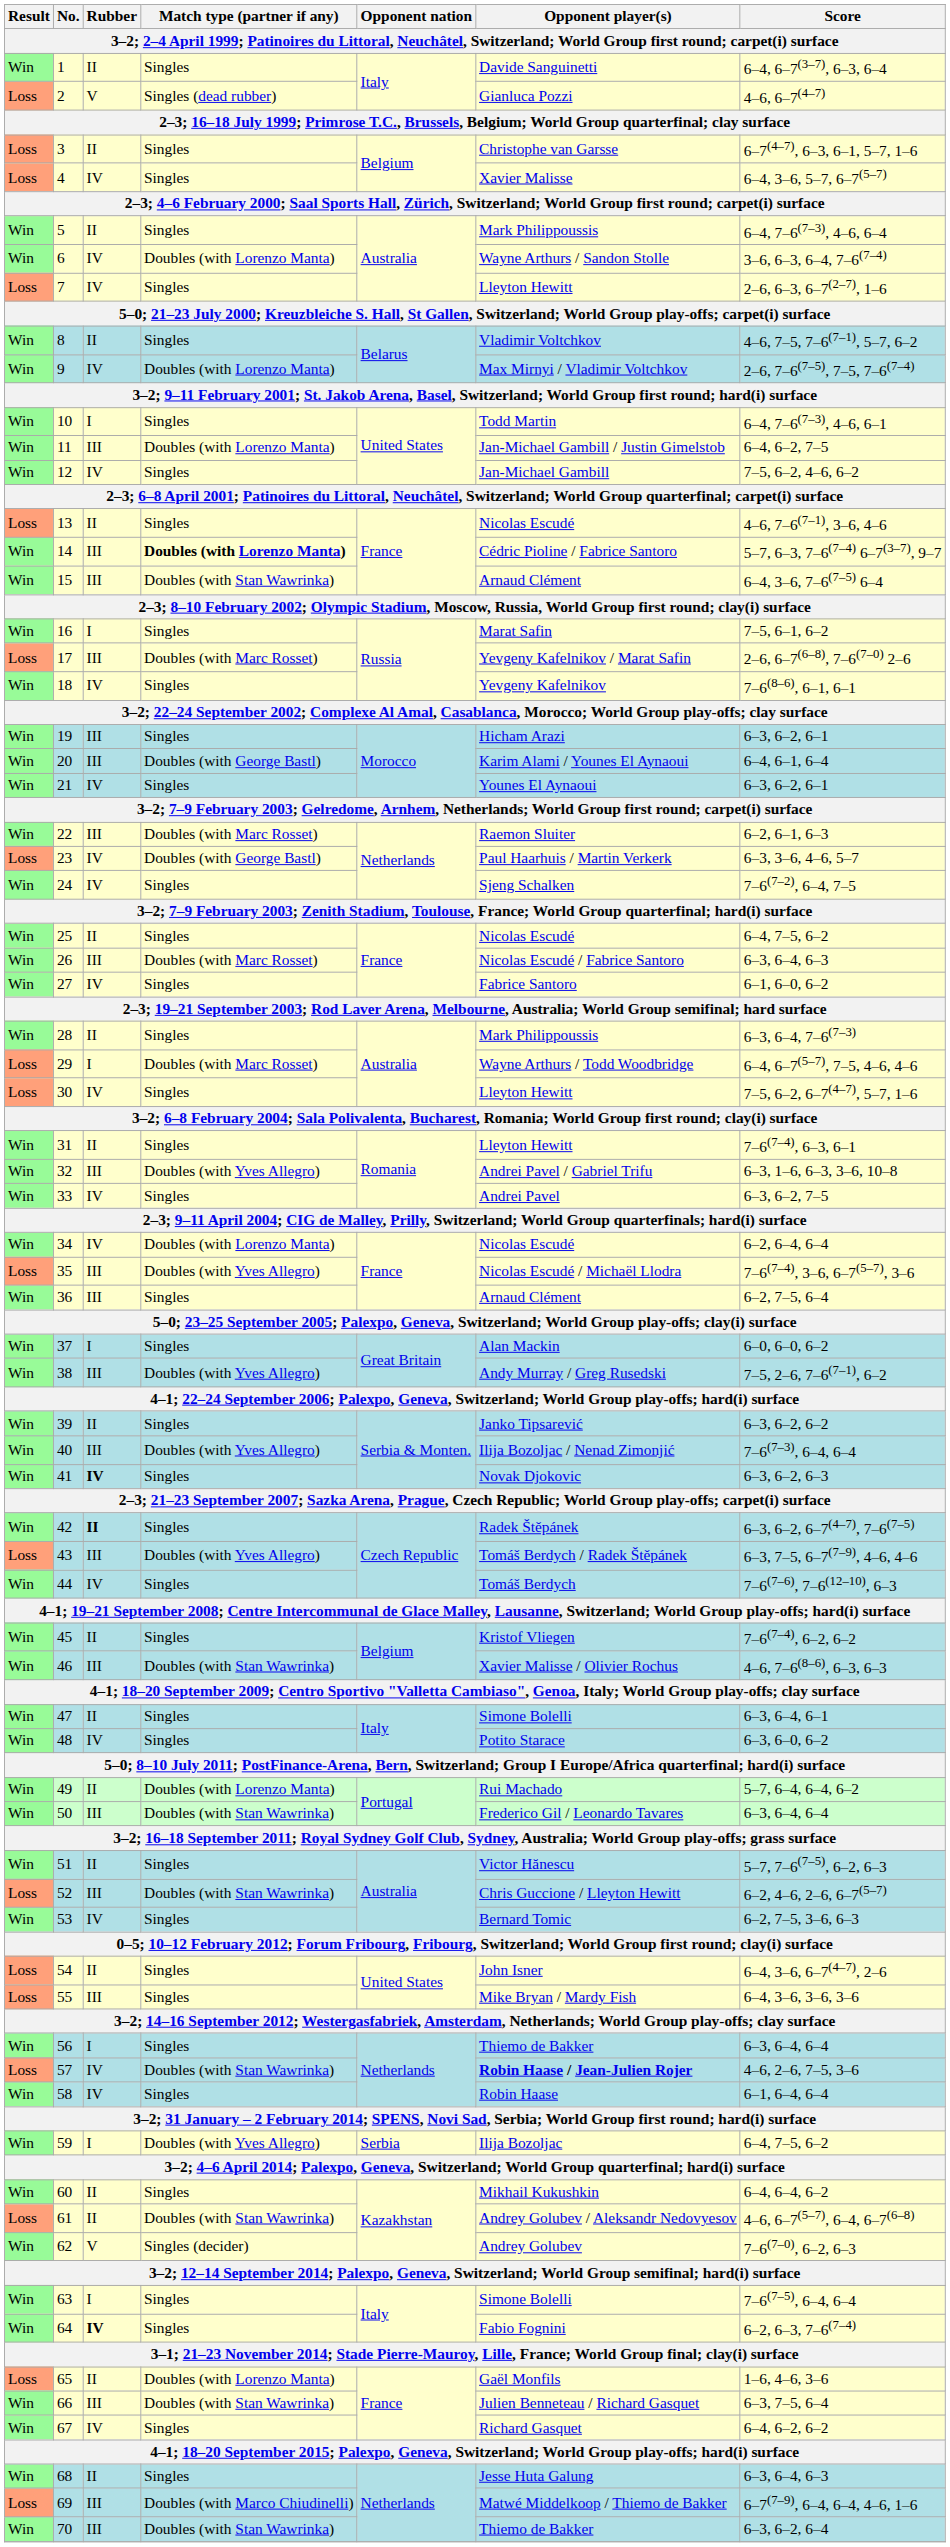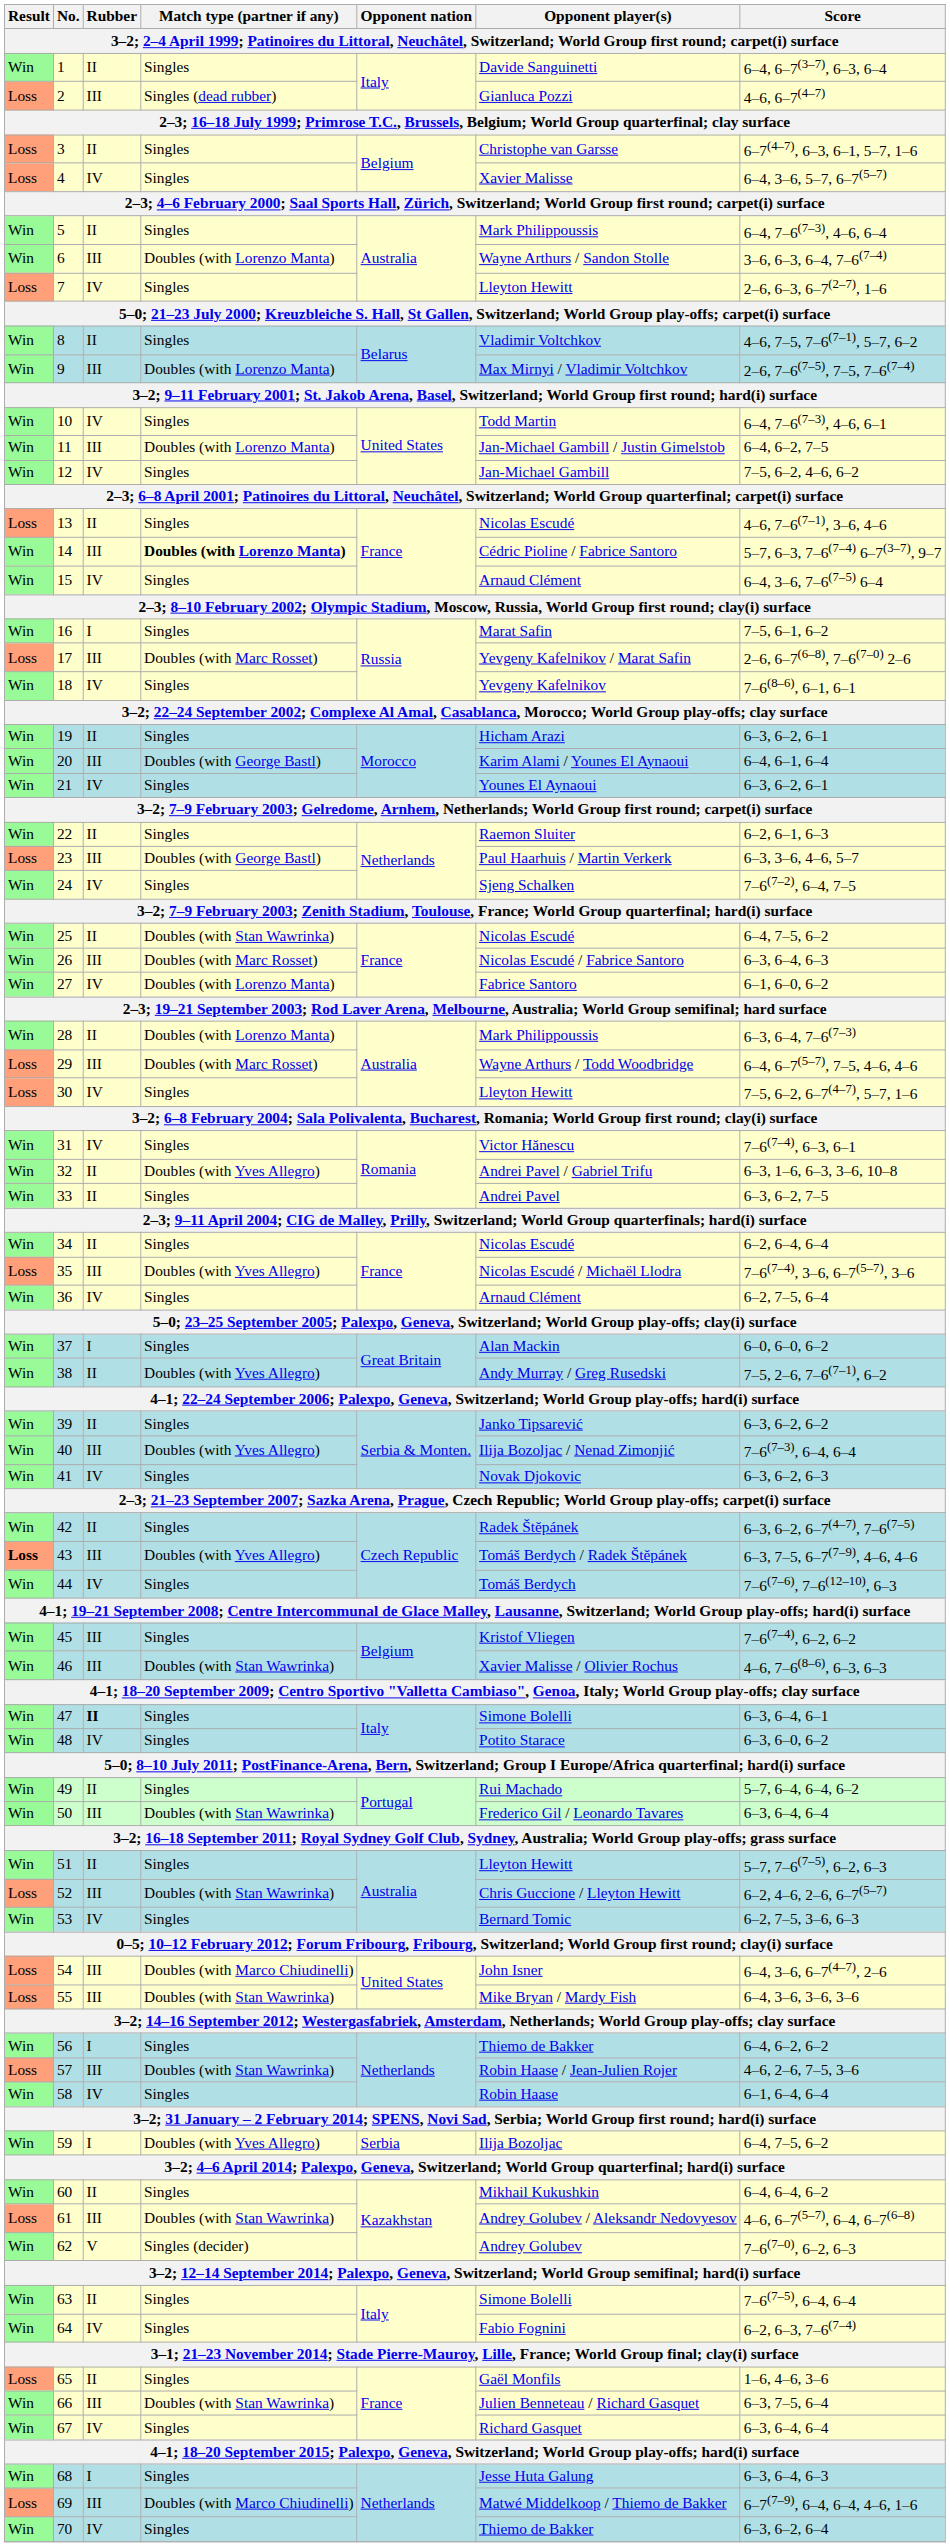(92, 95) V -> (94, 95) III
(95, 258) IV -> (94, 258) III
(95, 368) IV -> (94, 368) III
(89, 421) I -> (95, 421) IV
(94, 580) III -> (95, 580) IV
(239, 580) Doubles (with Stan Wawrinka) -> (167, 580) Singles
(94, 736) III -> (92, 736) II
(94, 834) III -> (92, 834) II
(231, 834) Doubles (with Marc Rosset) -> (167, 834) Singles
(95, 858) IV -> (94, 858) III
(167, 935) Singles -> (239, 935) Doubles (with Stan Wawrinka)
(167, 984) Singles -> (239, 984) Doubles (with Lorenzo Manta)
(167, 1035) Singles -> (239, 1035) Doubles (with Lorenzo Manta)
(89, 1063) I -> (94, 1063) III
(92, 1145) II -> (95, 1145) IV
(526, 1145) Lleyton Hewitt -> (527, 1145) Victor Hănescu
(94, 1171) III -> (92, 1171) II
(95, 1195) IV -> (92, 1195) II
(95, 1244) IV -> (92, 1244) II
(239, 1244) Doubles (with Lorenzo Manta) -> (167, 1244) Singles
(94, 1297) III -> (95, 1297) IV
(94, 1372) III -> (92, 1372) II
(95, 1476) bold -> (95, 1476) normal
(93, 1527) bold -> (92, 1527) normal
(23, 1555) normal -> (23, 1555) bold
(92, 1637) II -> (94, 1637) III
(92, 1716) normal -> (93, 1716) bold
(239, 1789) Doubles (with Lorenzo Manta) -> (167, 1789) Singles
(527, 1864) Victor Hănescu -> (526, 1864) Lleyton Hewitt
(92, 1970) II -> (94, 1970) III
(167, 1970) Singles -> (249, 1970) Doubles (with Marco Chiudinelli)
(167, 1996) Singles -> (239, 1996) Doubles (with Stan Wawrinka)
(786, 2045) 6–3, 6–4, 6–4 -> (786, 2045) 6–4, 6–2, 6–2
(95, 2069) IV -> (94, 2069) III
(586, 2069) bold -> (578, 2069) normal
(92, 2218) II -> (94, 2218) III
(89, 2299) I -> (92, 2299) II
(95, 2328) bold -> (95, 2328) normal
(239, 2378) Doubles (with Lorenzo Manta) -> (167, 2378) Singles
(786, 2427) 6–4, 6–2, 6–2 -> (786, 2427) 6–3, 6–4, 6–4
(92, 2476) II -> (89, 2476) I
(94, 2529) III -> (95, 2529) IV
(239, 2529) Doubles (with Stan Wawrinka) -> (167, 2529) Singles
